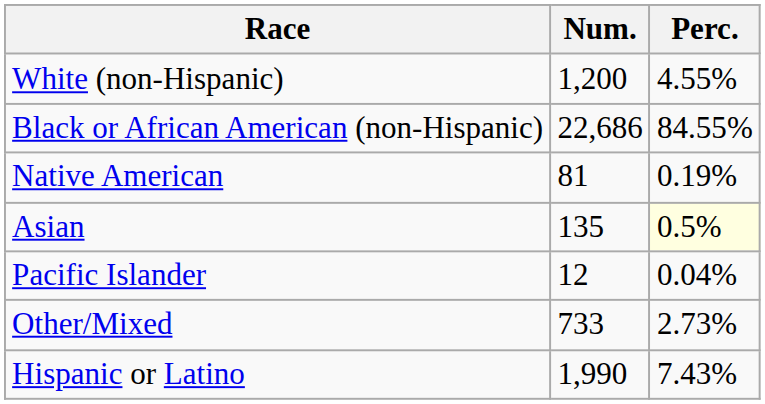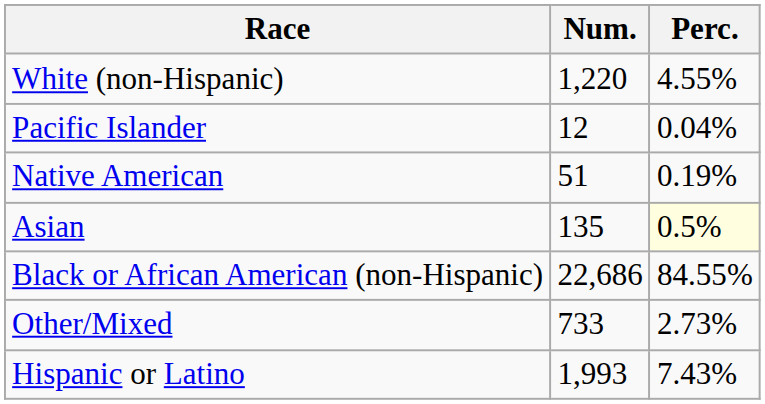(592, 78) 1,200 -> (592, 78) 1,220
rows swapped: (278, 127) <-> (109, 275)
(573, 176) 81 -> (573, 176) 51
(592, 373) 1,990 -> (592, 373) 1,993
